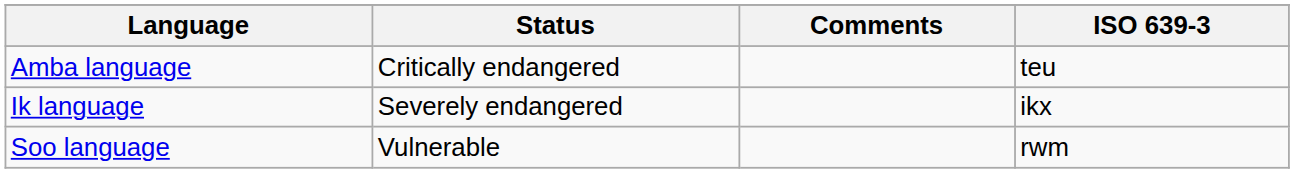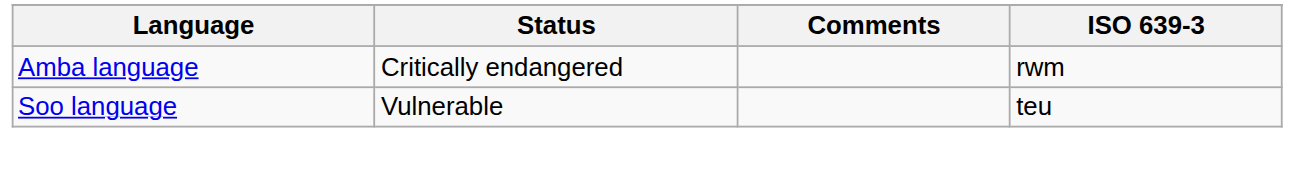(1038, 66) teu -> (1040, 66) rwm
- row: (77, 107)
(1045, 147) rwm -> (1034, 107) teu
